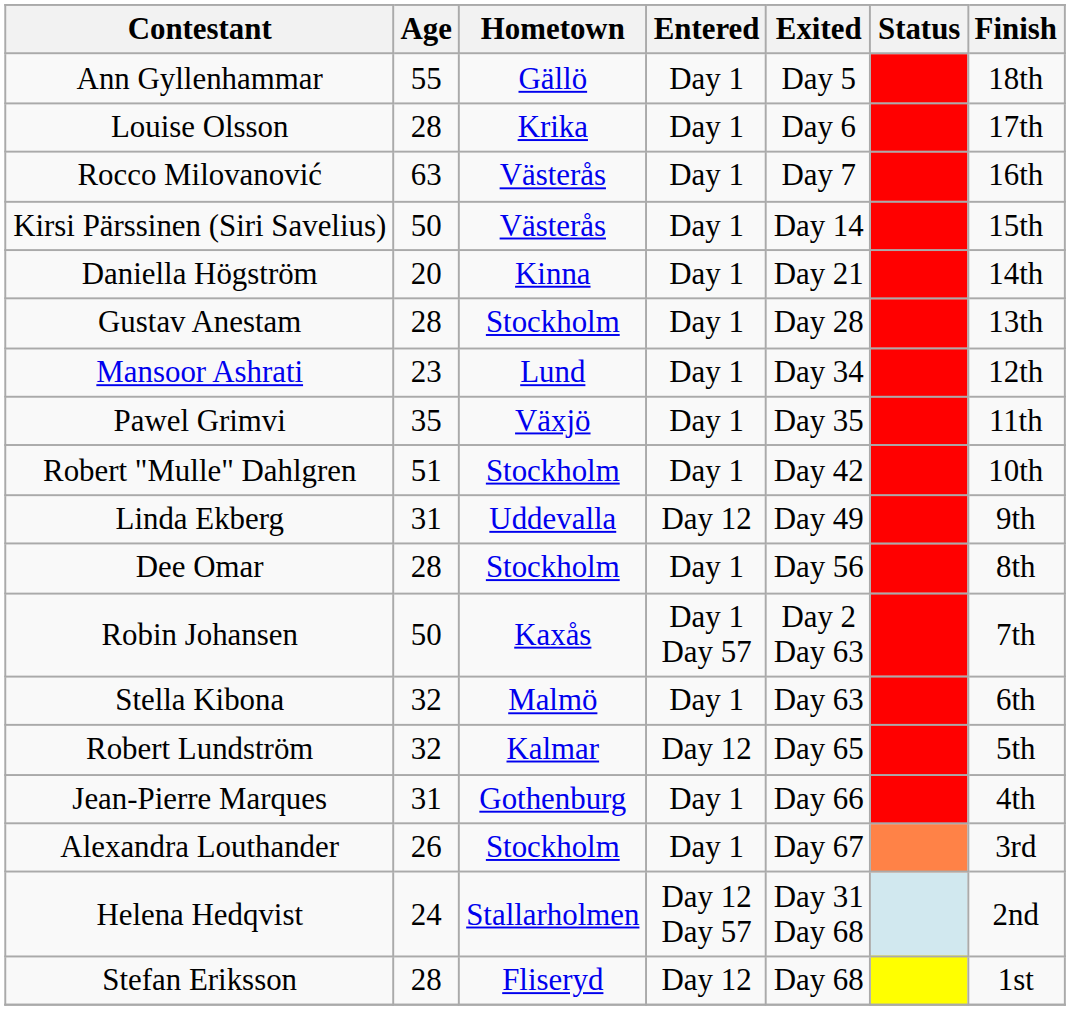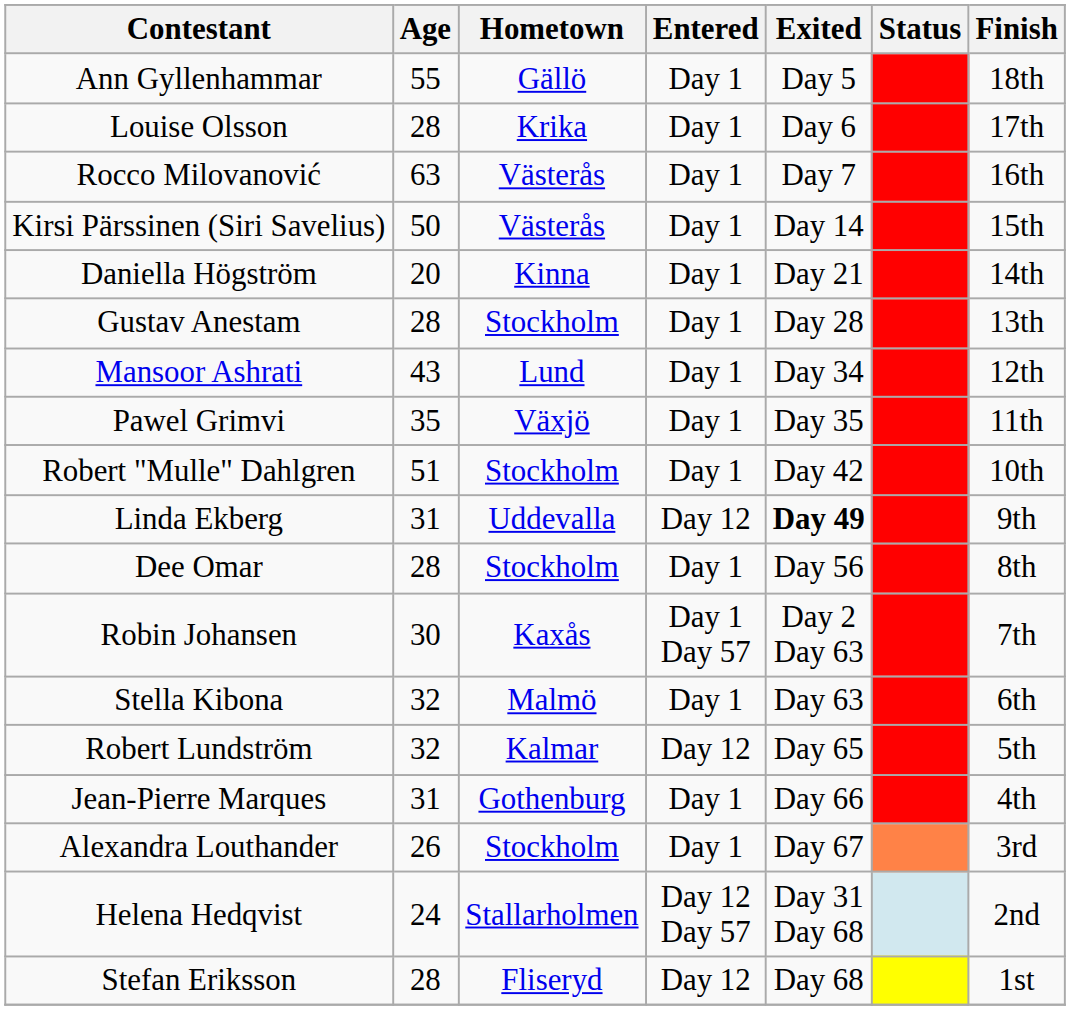(426, 371) 23 -> (425, 371) 43
(819, 518) normal -> (819, 518) bold
(426, 634) 50 -> (425, 634) 30
